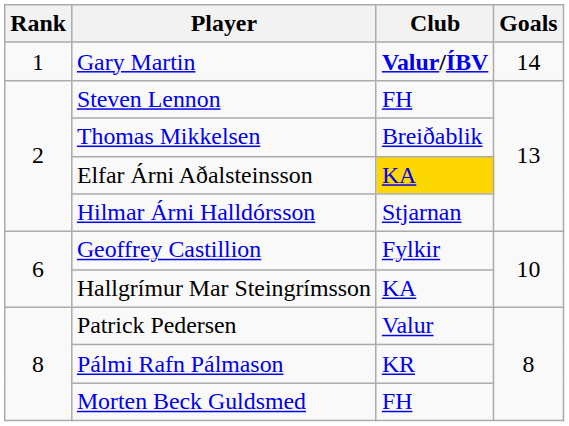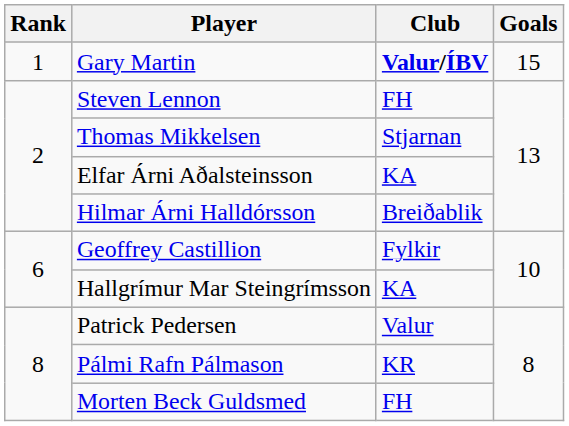(528, 61) 14 -> (528, 61) 15
(432, 136) Breiðablik -> (422, 136) Stjarnan
(399, 174) gold background -> (399, 174) no background
(422, 212) Stjarnan -> (432, 212) Breiðablik
